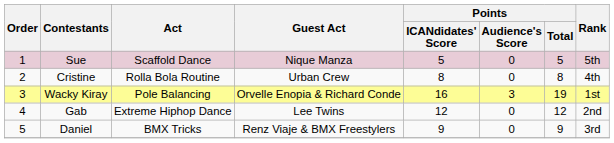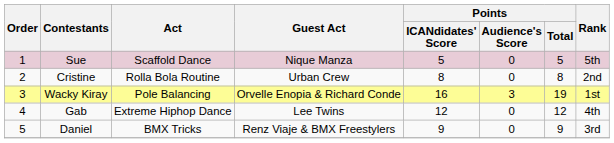(592, 77) 4th -> (592, 77) 2nd
(592, 112) 2nd -> (592, 112) 4th
